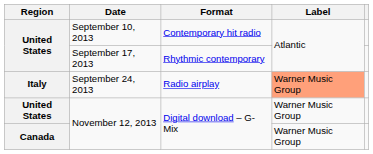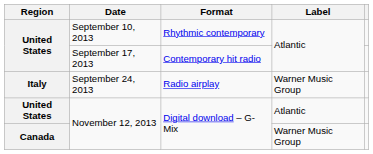(212, 32) Contemporary hit radio -> (214, 32) Rhythmic contemporary
(214, 58) Rhythmic contemporary -> (212, 58) Contemporary hit radio
(303, 84) lightsalmon background -> (303, 84) no background
(303, 110) Warner Music Group -> (290, 110) Atlantic
